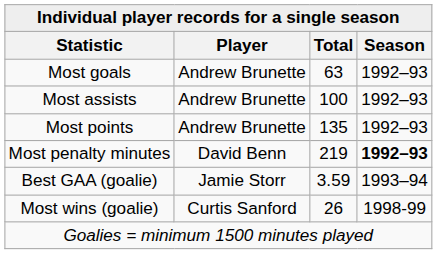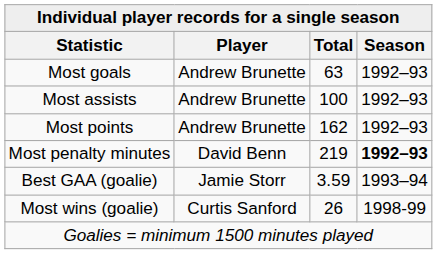(334, 126) 135 -> (334, 126) 162
